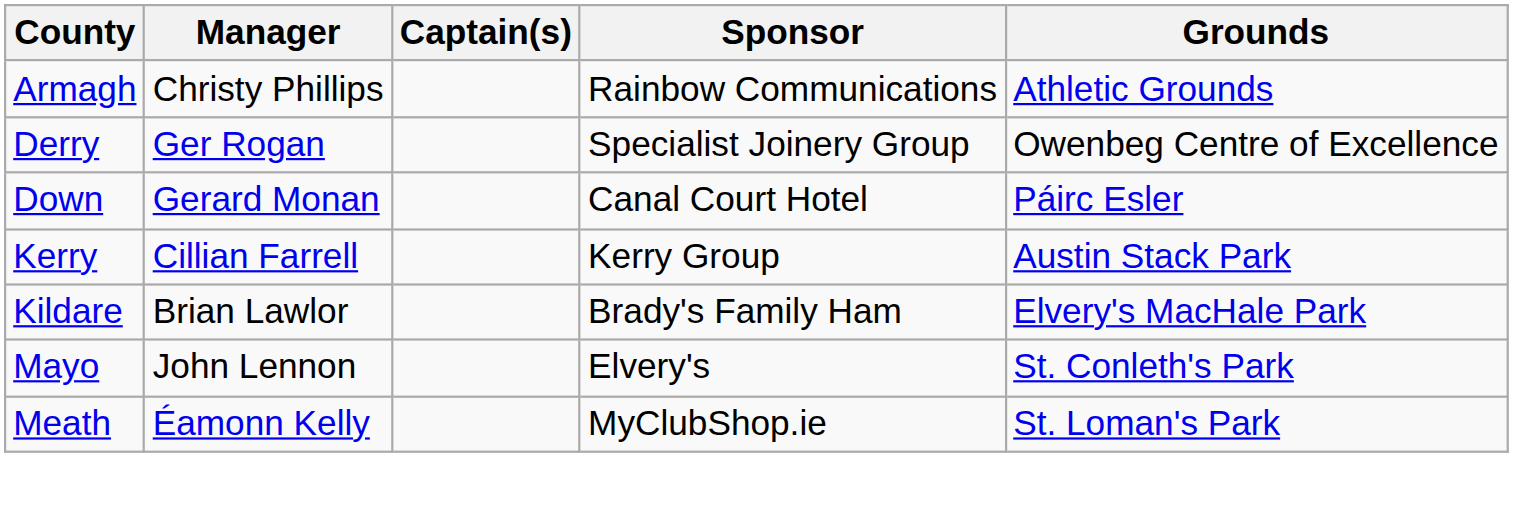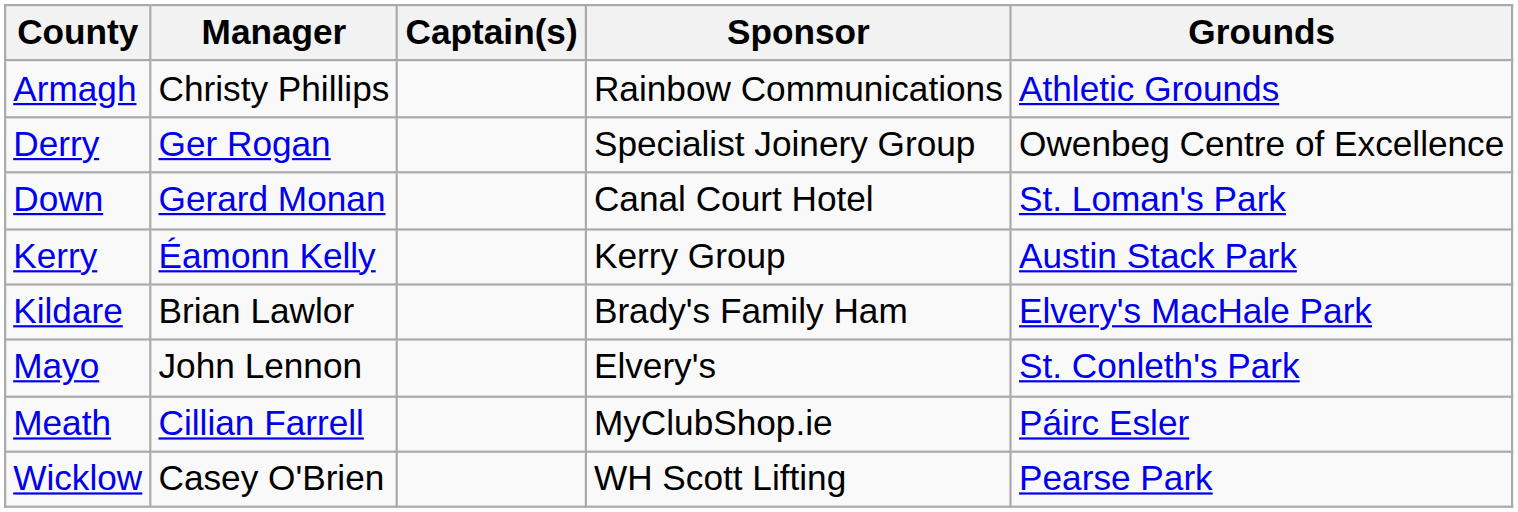(1098, 199) Páirc Esler -> (1152, 199) St. Loman's Park
(255, 255) Cillian Farrell -> (267, 255) Éamonn Kelly
(261, 423) Éamonn Kelly -> (261, 423) Cillian Farrell
(1147, 423) St. Loman's Park -> (1104, 423) Páirc Esler
+ row: (78, 479)
